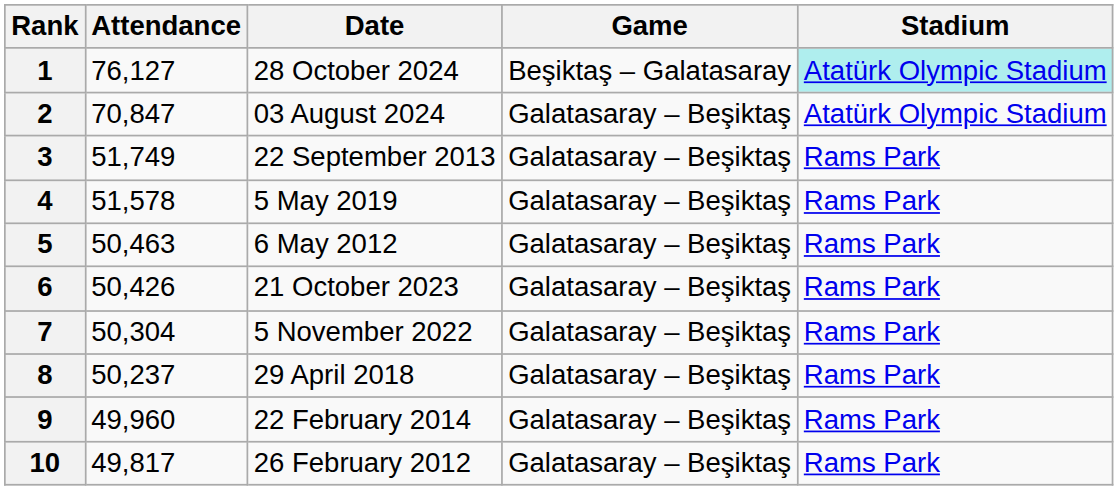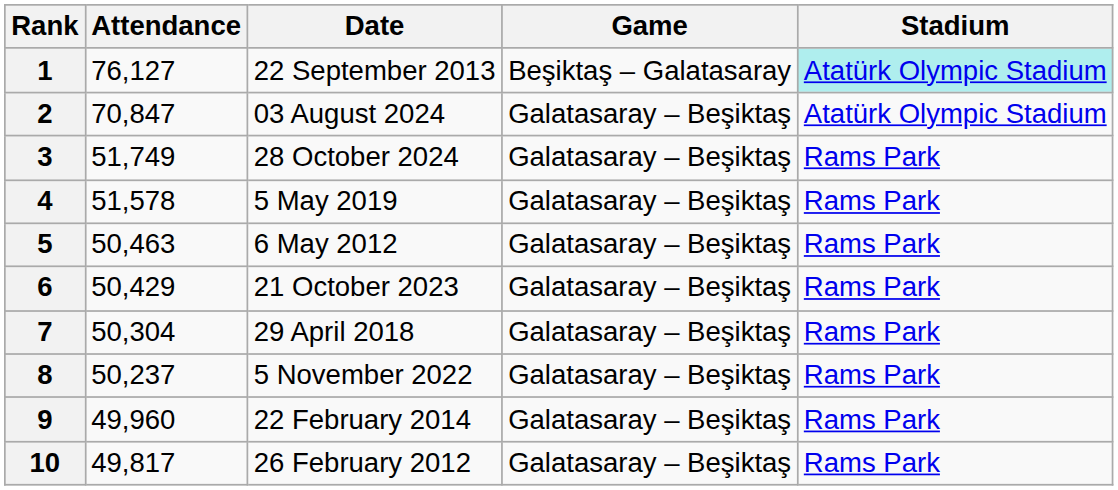(356, 69) 28 October 2024 -> (375, 69) 22 September 2013
(375, 157) 22 September 2013 -> (356, 157) 28 October 2024
(133, 288) 50,426 -> (133, 288) 50,429
(363, 331) 5 November 2022 -> (334, 331) 29 April 2018
(334, 375) 29 April 2018 -> (363, 375) 5 November 2022
